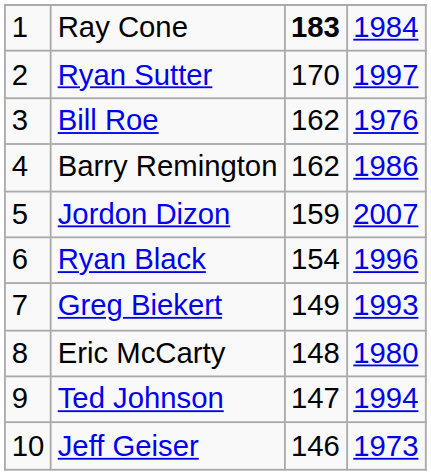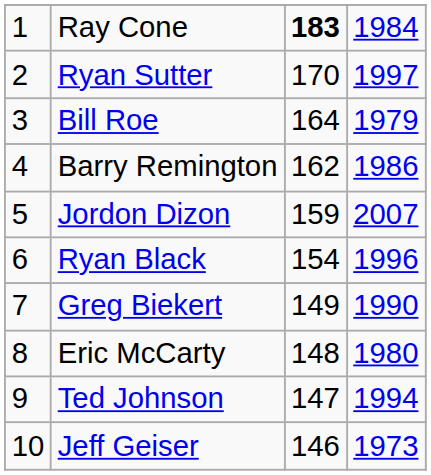(315, 120) 162 -> (315, 120) 164
(386, 120) 1976 -> (386, 120) 1979
(386, 306) 1993 -> (386, 306) 1990
